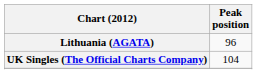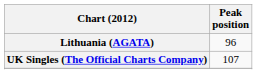(231, 59) 104 -> (231, 59) 107
